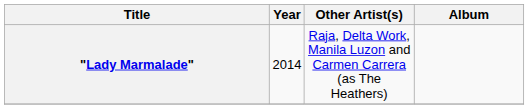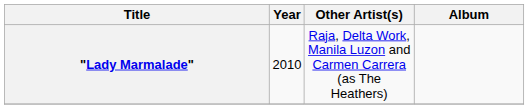(287, 64) 2014 -> (287, 64) 2010
